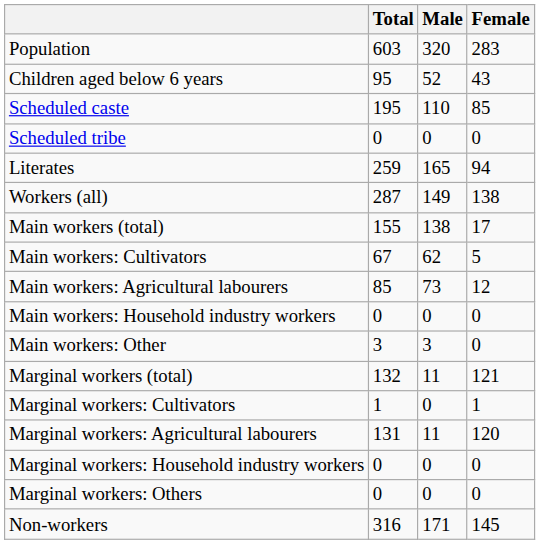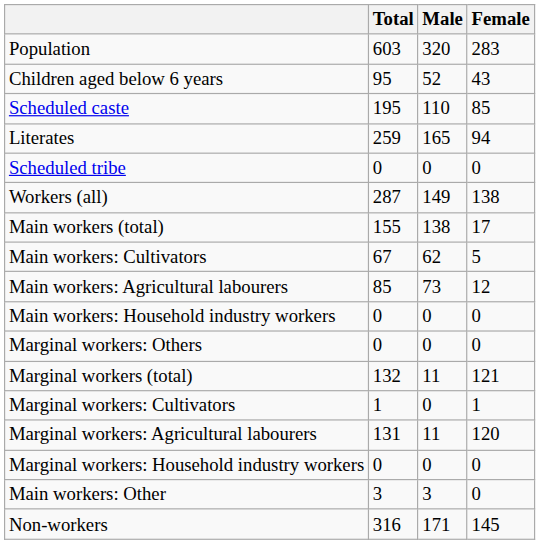rows swapped: (67, 138) <-> (42, 167)
rows swapped: (87, 345) <-> (105, 494)
